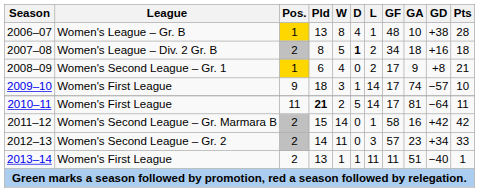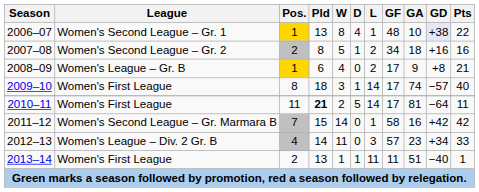(121, 31) Women's League – Gr. B -> (142, 31) Women's Second League – Gr. 1
(439, 31) no background -> (439, 31) lavender background
(463, 31) 28 -> (463, 31) 22
(137, 50) Women's League – Div. 2 Gr. B -> (142, 50) Women's Second League – Gr. 2
(357, 50) bold -> (357, 50) normal
(463, 50) 18 -> (463, 50) 16
(142, 68) Women's Second League – Gr. 1 -> (121, 68) Women's League – Gr. B
(294, 86) 9 -> (294, 86) 8
(463, 86) 10 -> (463, 86) 40
(294, 123) 2 -> (294, 123) 7
(142, 141) Women's Second League – Gr. 2 -> (137, 141) Women's League – Div. 2 Gr. B
(294, 141) 2 -> (294, 141) 4
